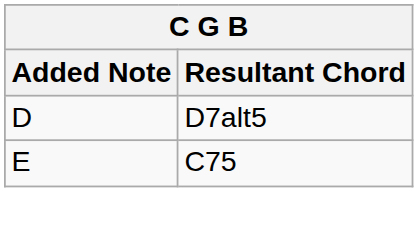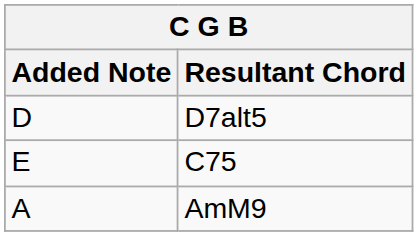+ row: (226, 207)
